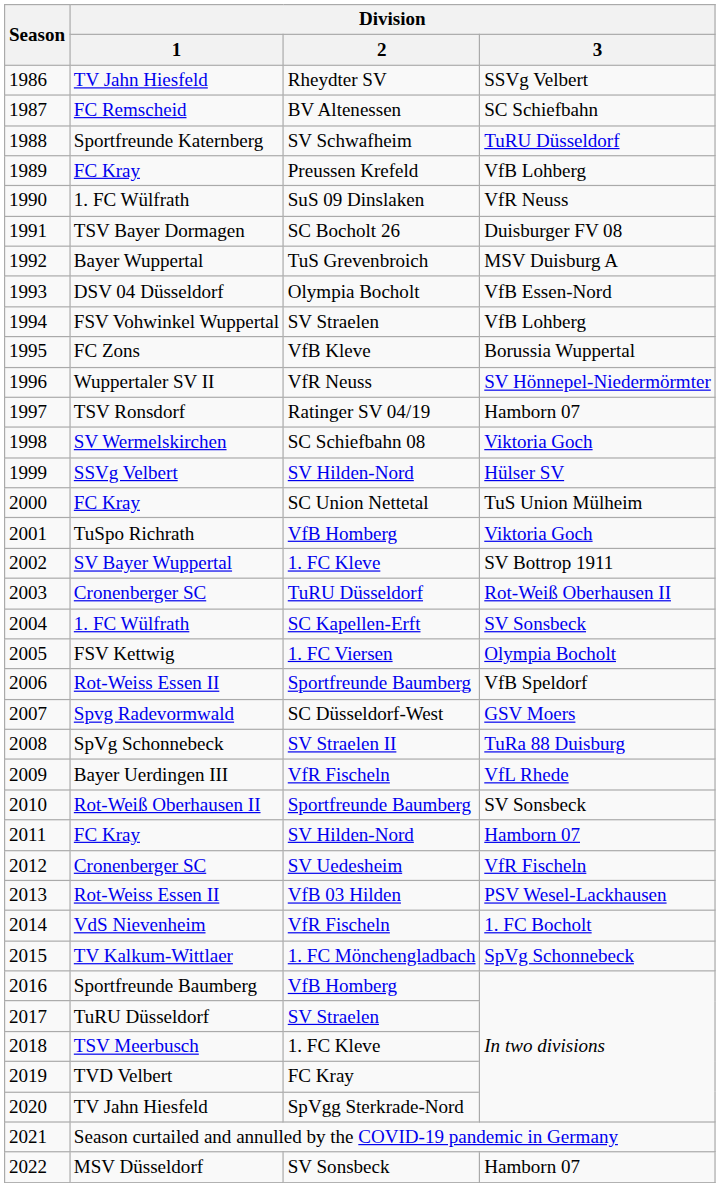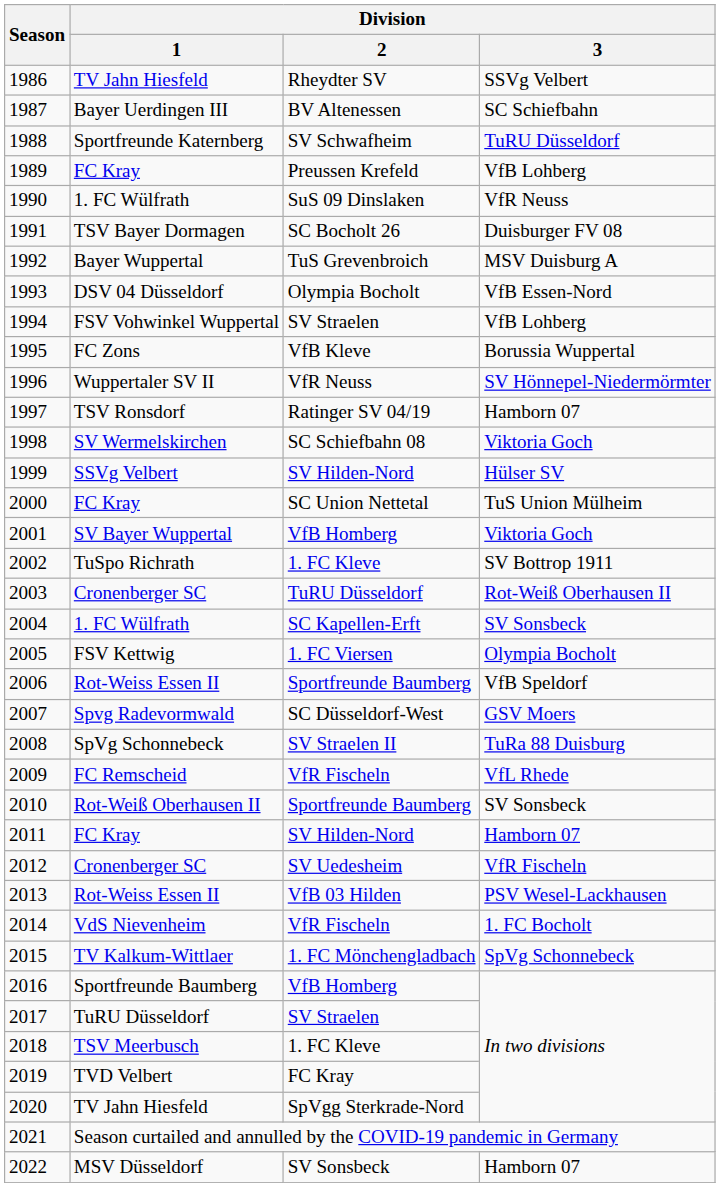(130, 110) FC Remscheid -> (151, 110) Bayer Uerdingen III
(134, 532) TuSpo Richrath -> (153, 532) SV Bayer Wuppertal
(153, 563) SV Bayer Wuppertal -> (134, 563) TuSpo Richrath
(151, 774) Bayer Uerdingen III -> (130, 774) FC Remscheid
